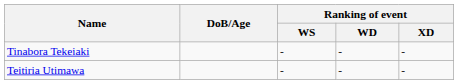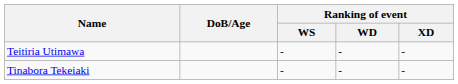rows swapped: (48, 51) <-> (46, 70)
